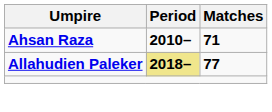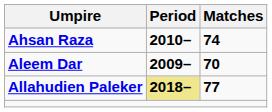(212, 40) 71 -> (212, 40) 74
+ row: (45, 64)
